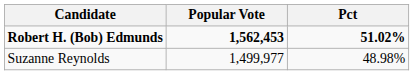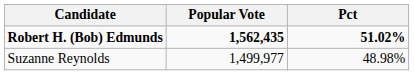(256, 37) 1,562,453 -> (256, 37) 1,562,435
